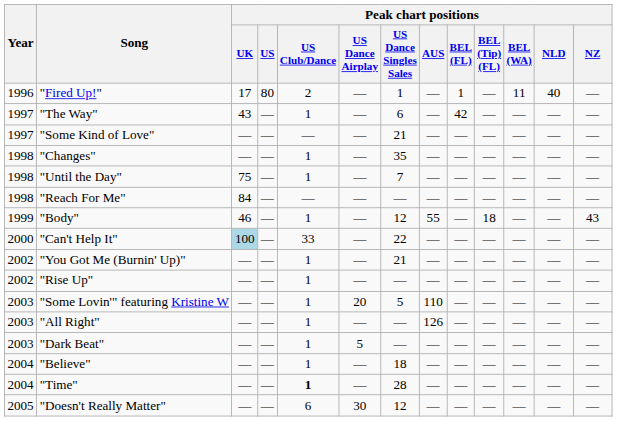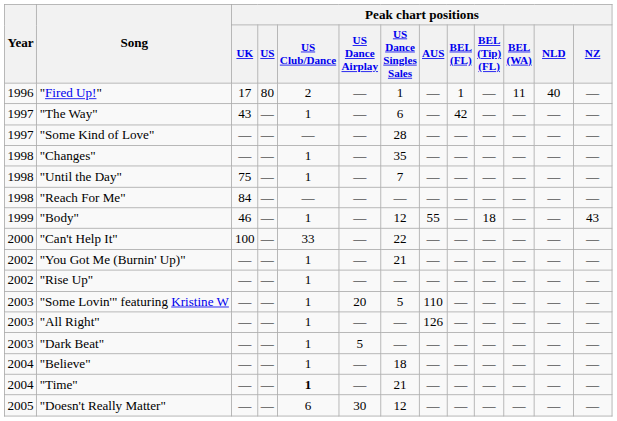(400, 135) 21 -> (400, 135) 28
(245, 239) lightblue background -> (245, 239) no background
(400, 384) 28 -> (400, 384) 21
